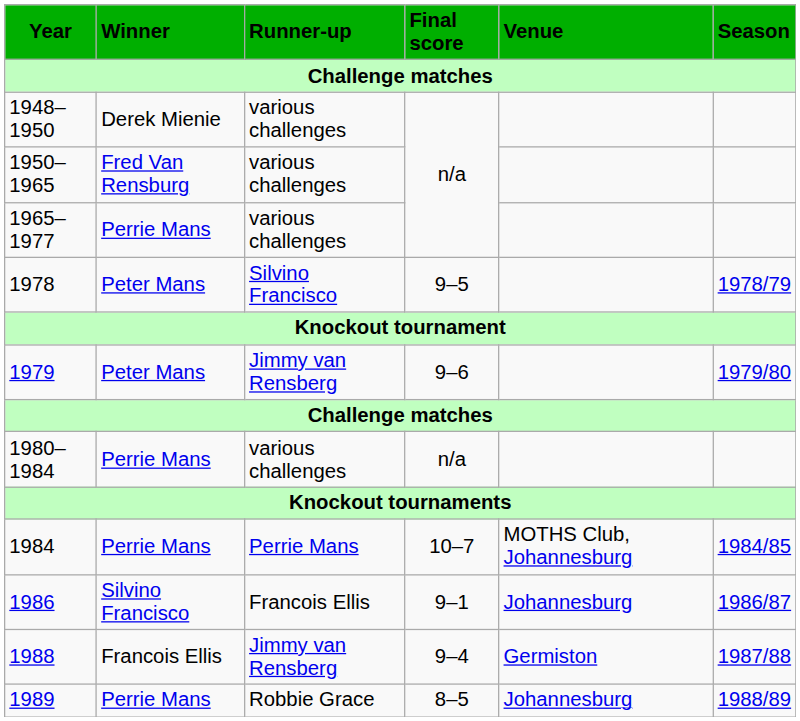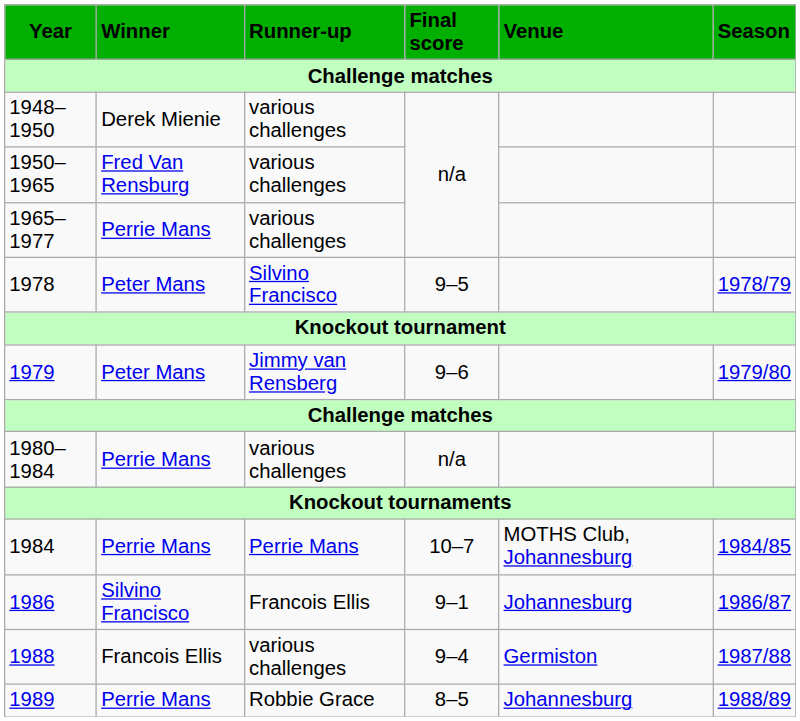(298, 656) Jimmy van Rensberg -> (298, 656) various challenges
